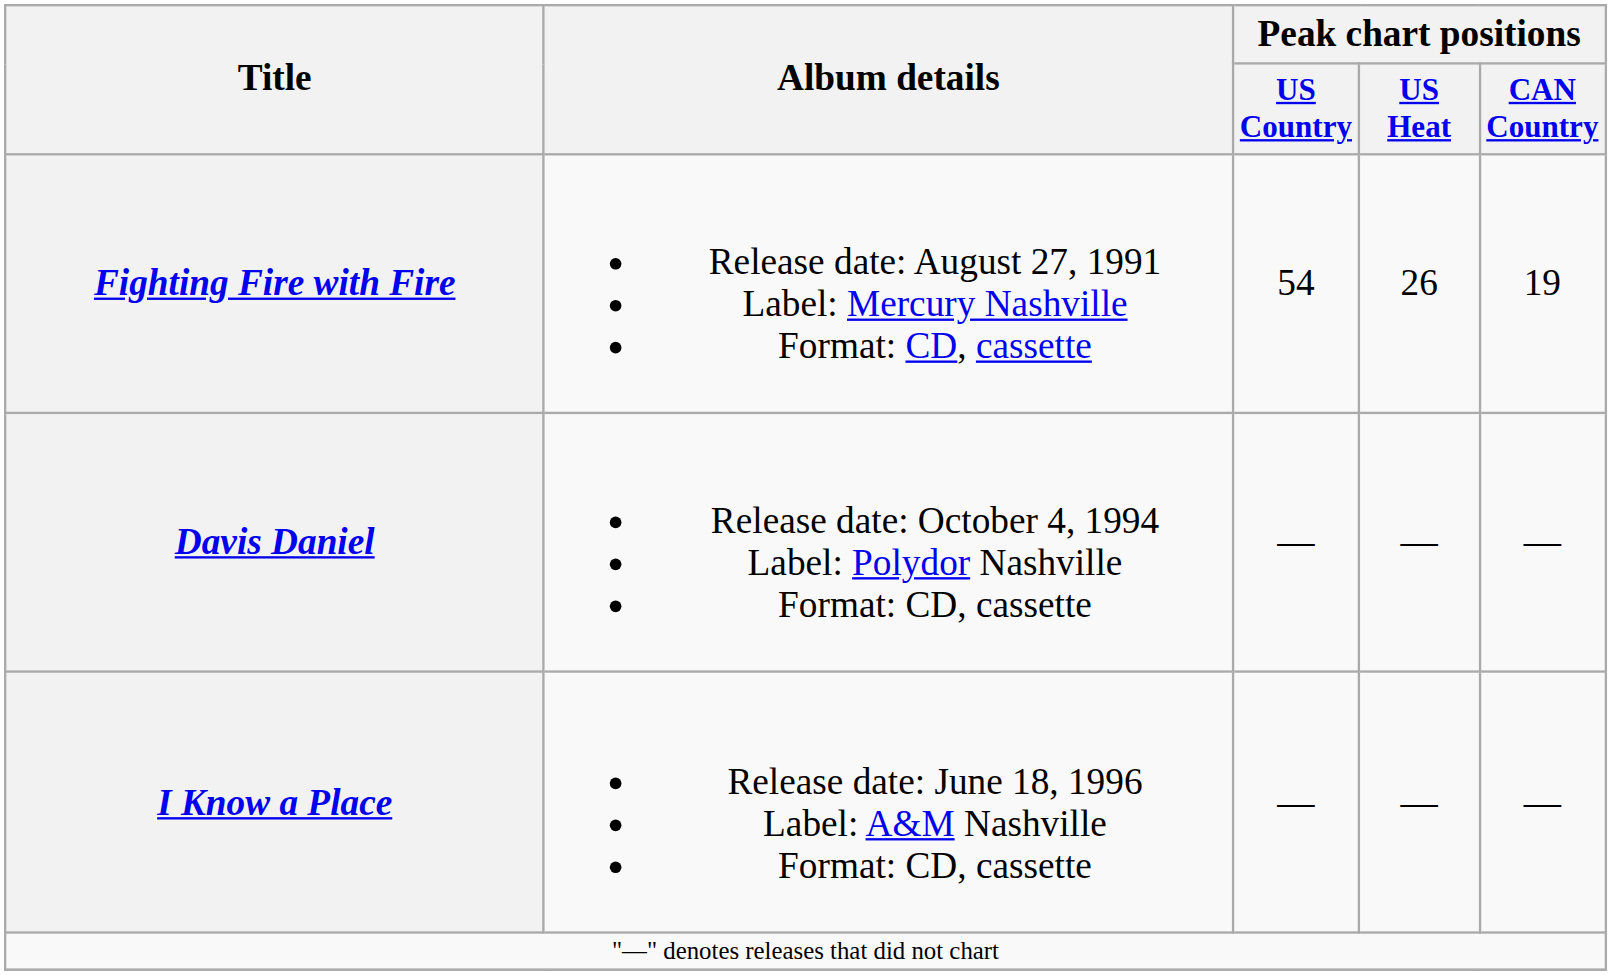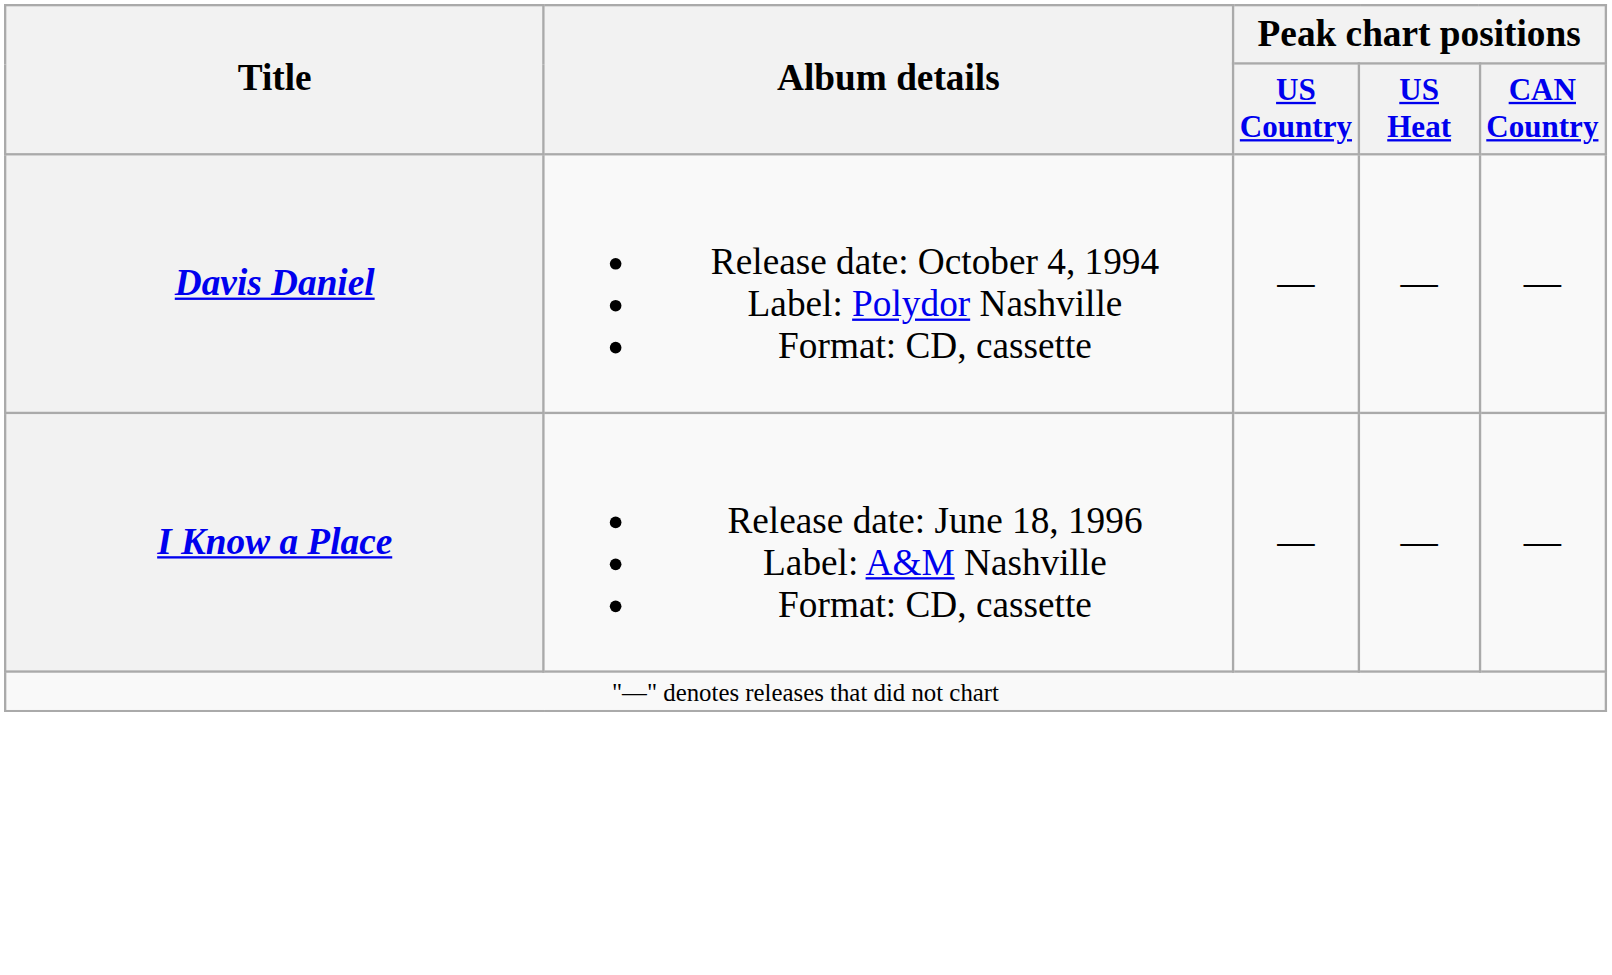- row: (275, 282)
